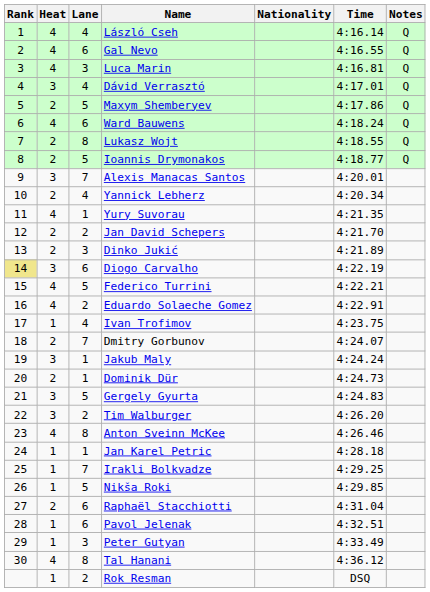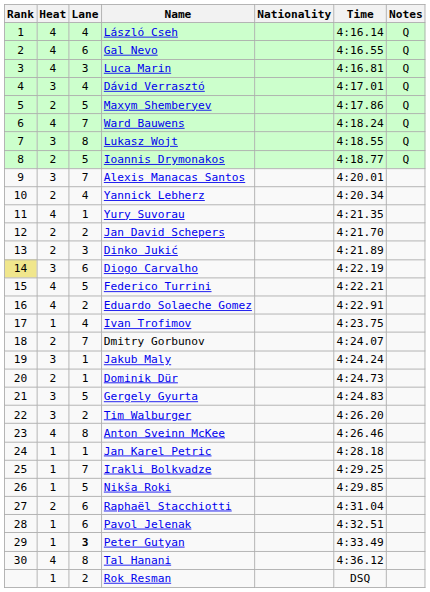(85, 123) 6 -> (85, 123) 7
(53, 141) 2 -> (53, 141) 3
(85, 542) normal -> (85, 542) bold
